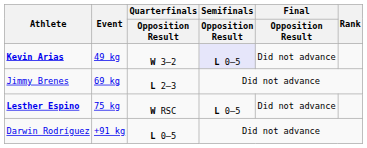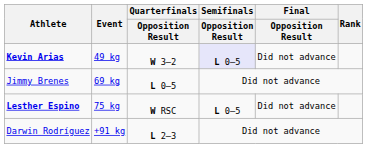(163, 86) L 2–3 -> (163, 86) L 0–5
(163, 136) L 0–5 -> (163, 136) L 2–3
